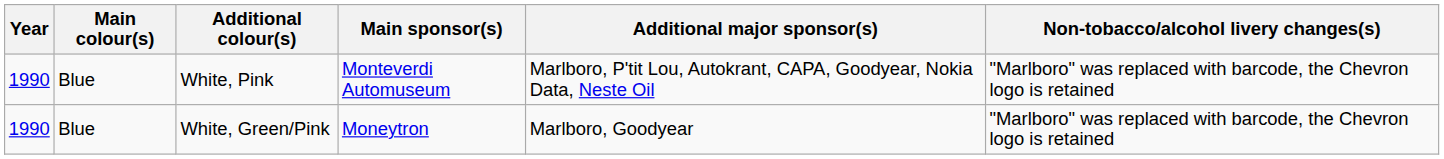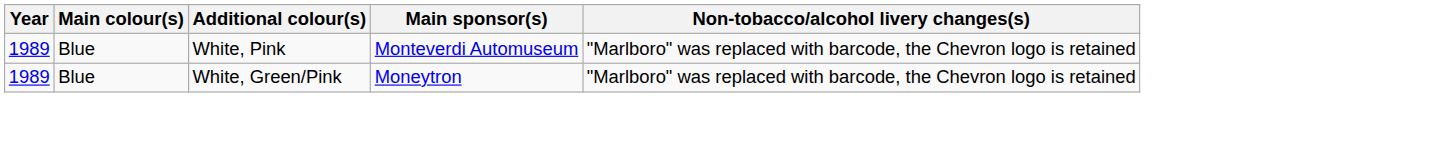- column: (755, 29)
(29, 79) 1990 -> (29, 48) 1989
(29, 129) 1990 -> (29, 77) 1989
